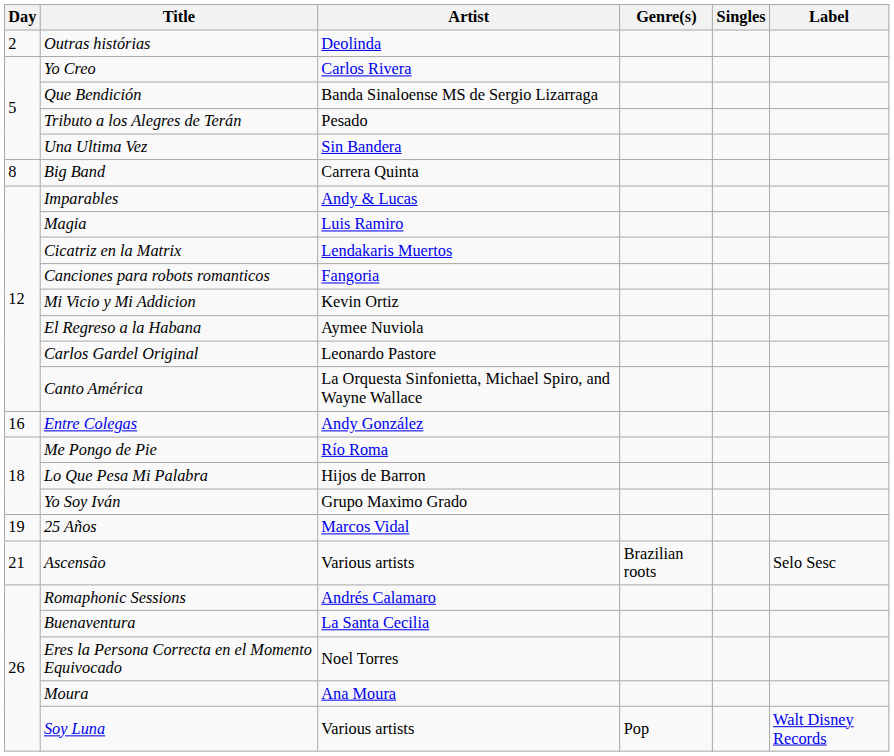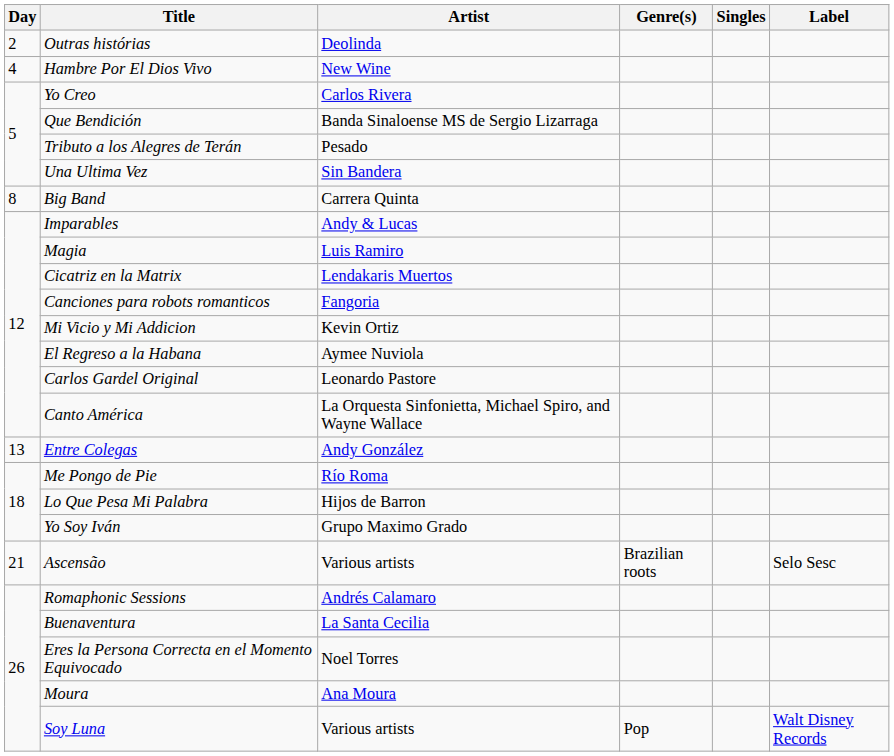+ row: (128, 69)
(16, 424) 16 -> (16, 449) 13
- row: (70, 527)
